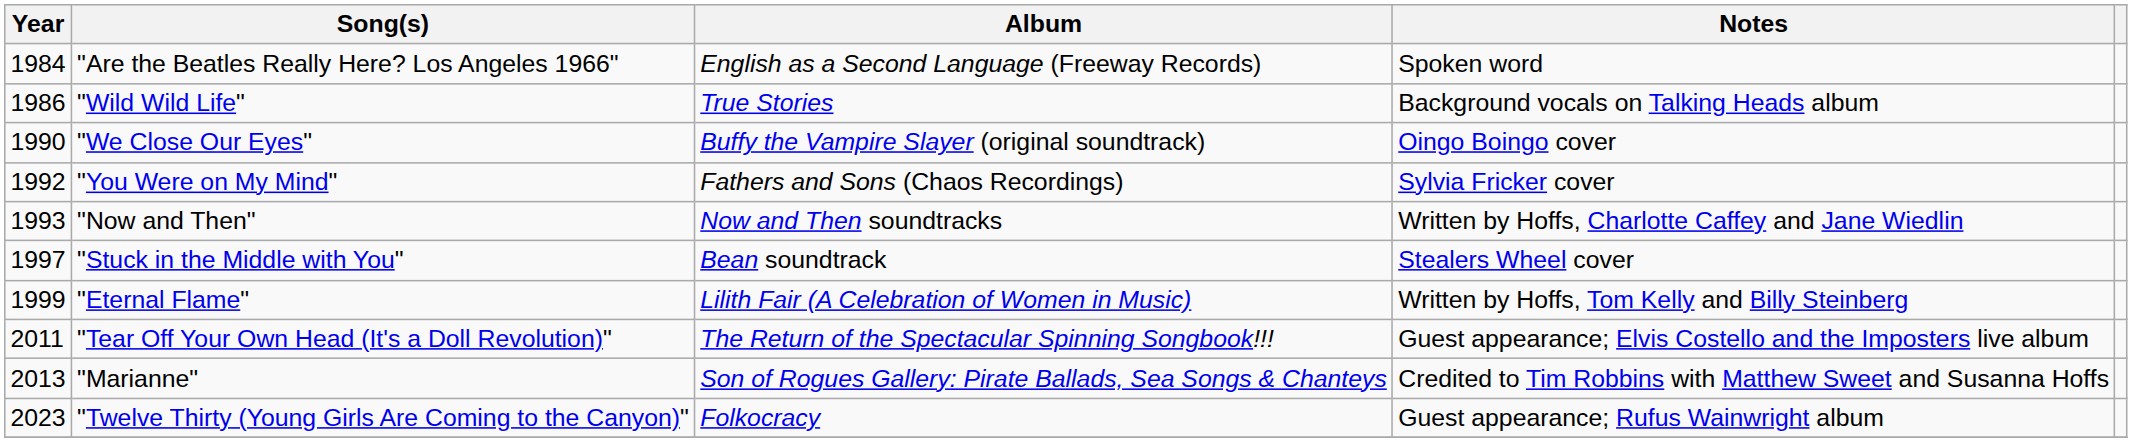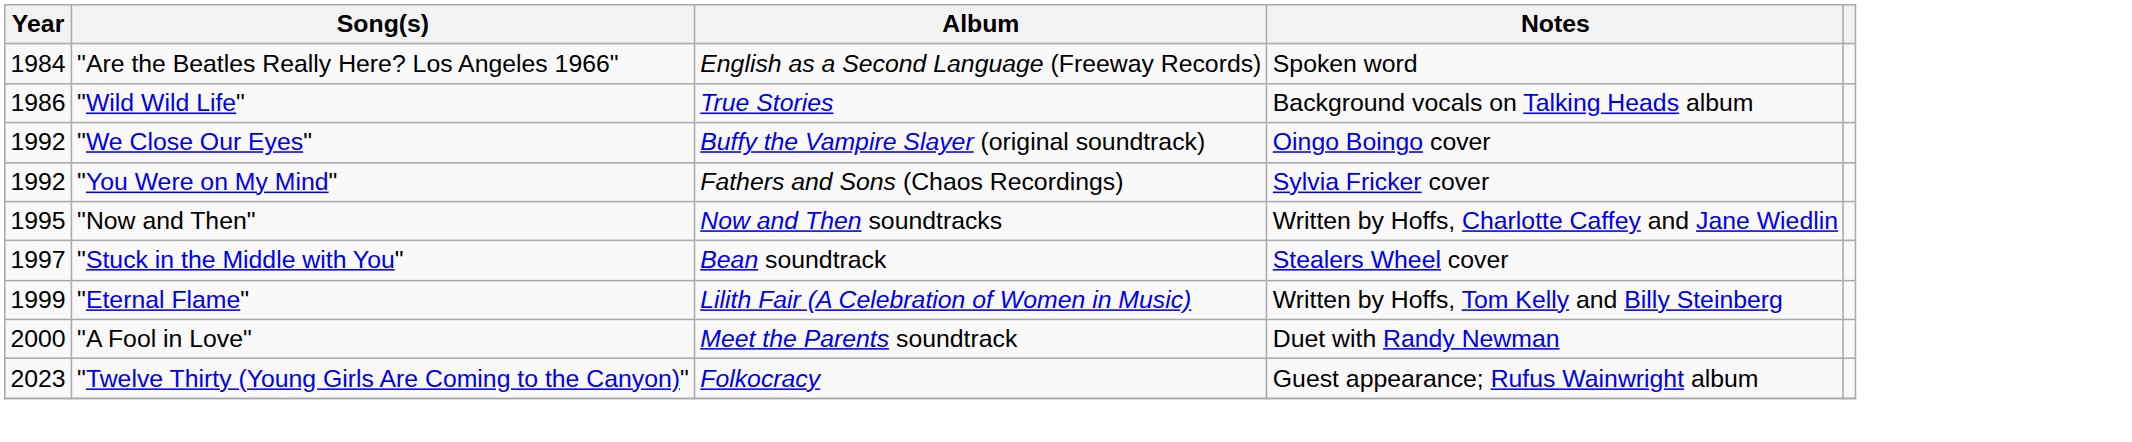(38, 142) 1990 -> (38, 142) 1992
(38, 220) 1993 -> (38, 220) 1995
+ row: (164, 338)
- row: (344, 338)
- row: (138, 378)
